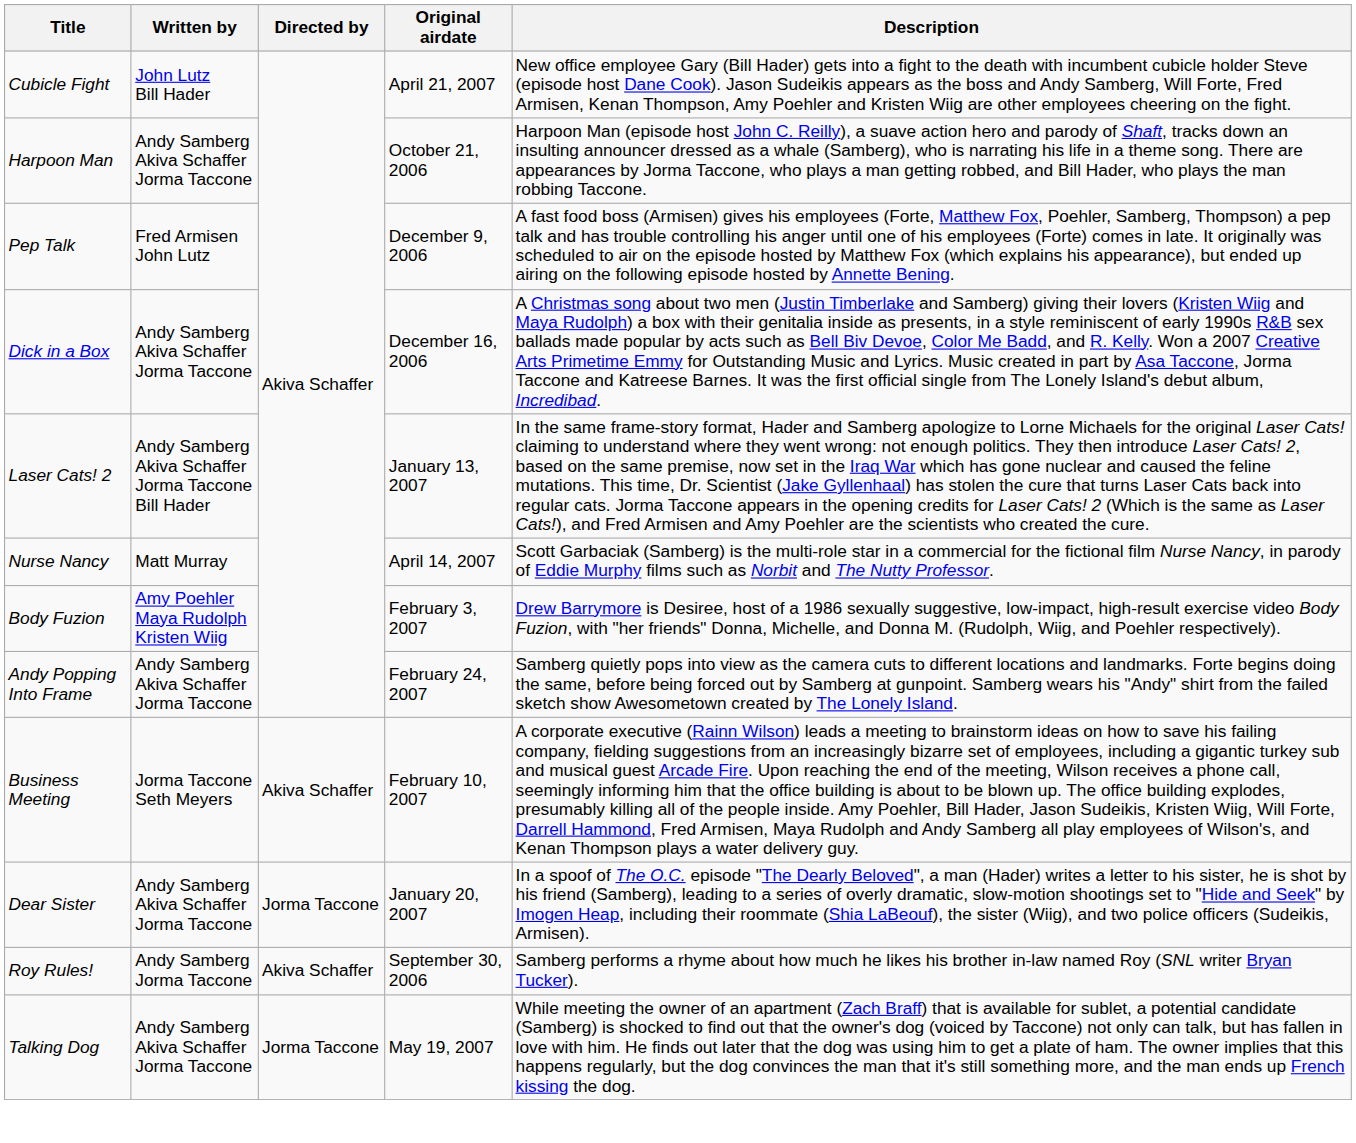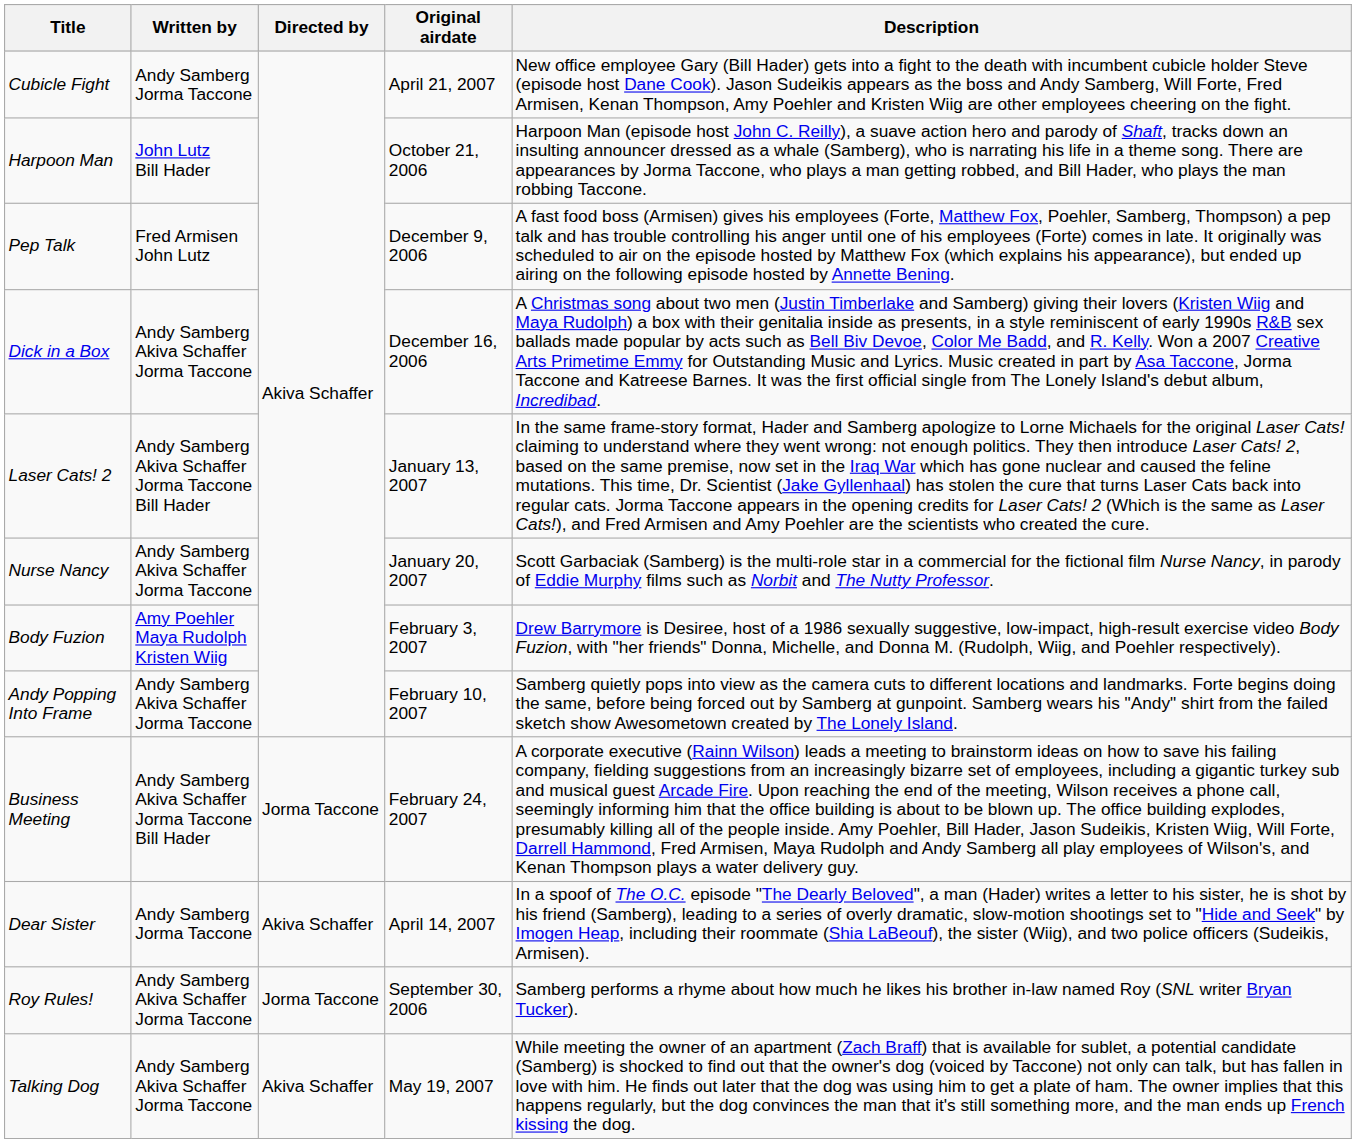(173, 84) John Lutz Bill Hader -> (194, 84) Andy Samberg Jorma Taccone
(194, 160) Andy Samberg Akiva Schaffer Jorma Taccone -> (173, 160) John Lutz Bill Hader
(181, 561) Matt Murray -> (194, 571) Andy Samberg Akiva Schaffer Jorma Taccone
(442, 561) April 14, 2007 -> (434, 571) January 20, 2007
(438, 684) February 24, 2007 -> (438, 704) February 10, 2007
(194, 789) Jorma Taccone Seth Meyers -> (194, 809) Andy Samberg Akiva Schaffer Jorma Taccone Bill Hader
(318, 789) Akiva Schaffer -> (320, 809) Jorma Taccone
(438, 789) February 10, 2007 -> (438, 809) February 24, 2007
(194, 904) Andy Samberg Akiva Schaffer Jorma Taccone -> (194, 924) Andy Samberg Jorma Taccone
(320, 904) Jorma Taccone -> (318, 924) Akiva Schaffer
(434, 904) January 20, 2007 -> (442, 924) April 14, 2007
(194, 970) Andy Samberg Jorma Taccone -> (194, 1000) Andy Samberg Akiva Schaffer Jorma Taccone
(318, 970) Akiva Schaffer -> (320, 1000) Jorma Taccone
(320, 1046) Jorma Taccone -> (318, 1085) Akiva Schaffer
